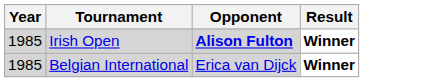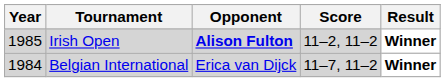+ column: (341, 17)
(25, 65) 1985 -> (25, 65) 1984
